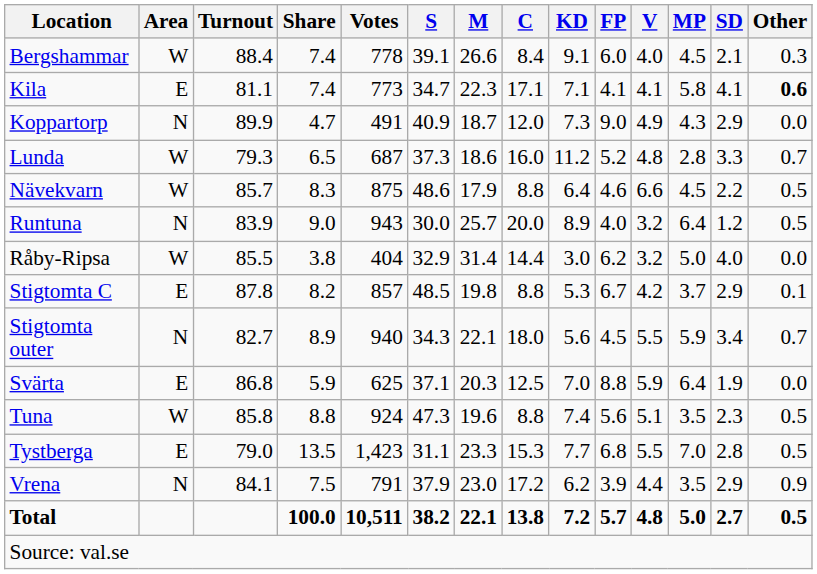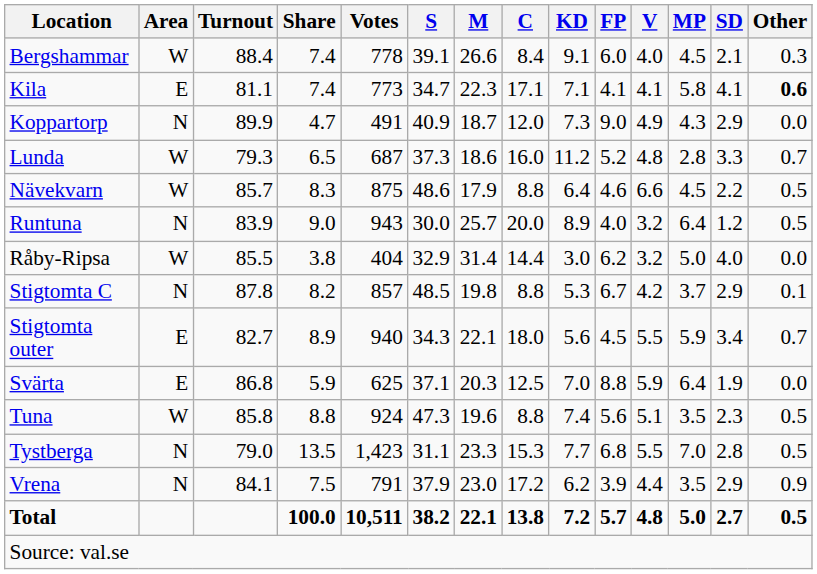(182, 291) E -> (181, 291) N
(181, 337) N -> (182, 337) E
(182, 450) E -> (181, 450) N
